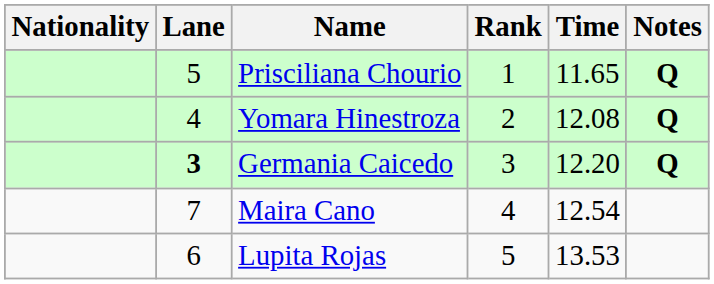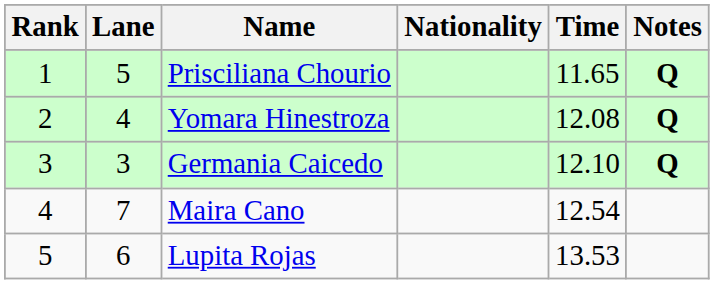columns swapped: (508, 27) <-> (80, 27)
(194, 164) bold -> (123, 164) normal
(587, 164) 12.20 -> (587, 164) 12.10
